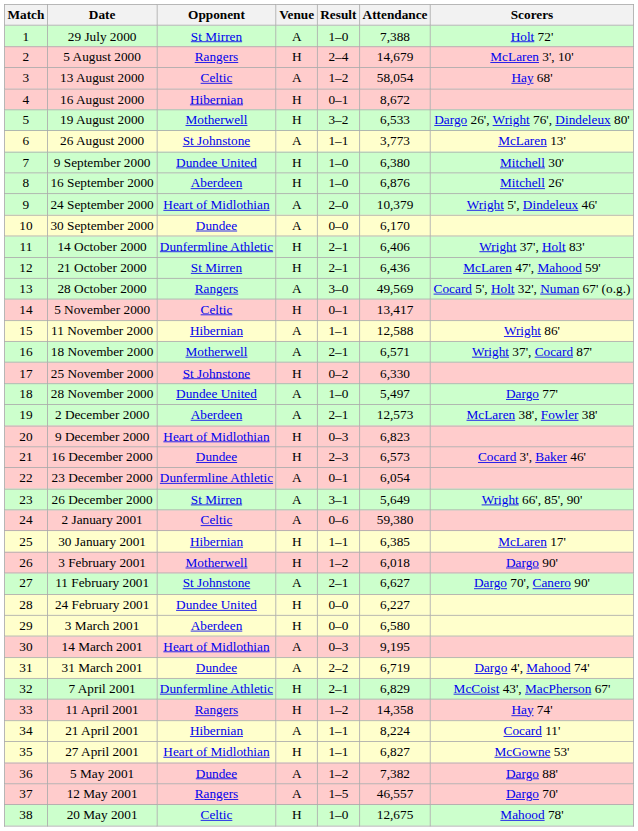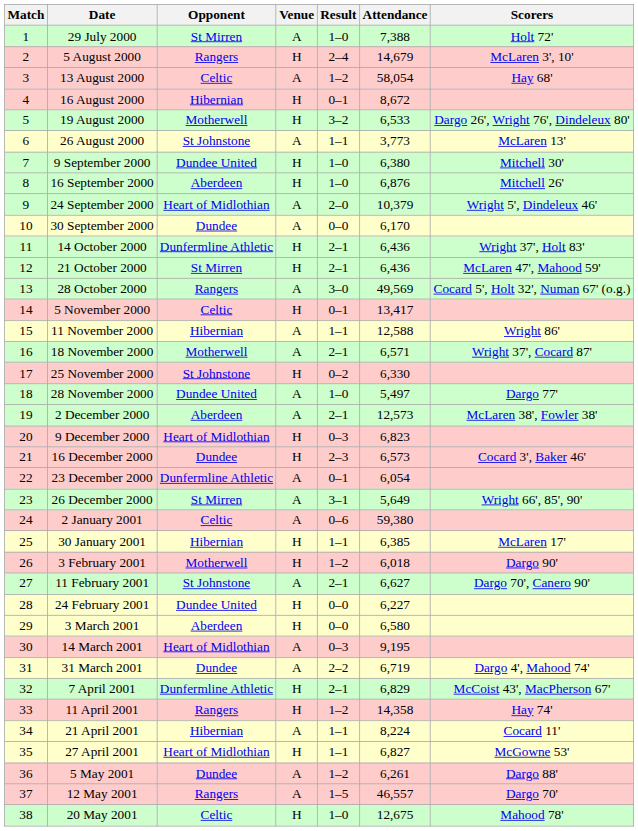(395, 246) 6,406 -> (395, 246) 6,436
(395, 773) 7,382 -> (395, 773) 6,261
